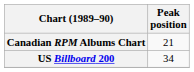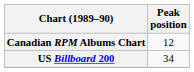(168, 42) 21 -> (168, 42) 12
